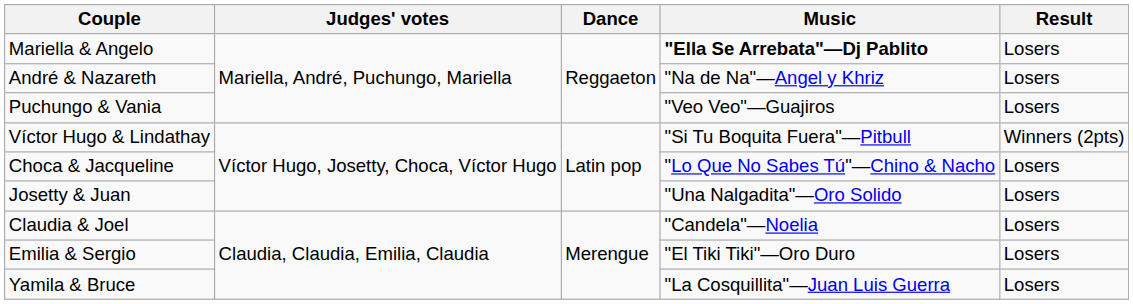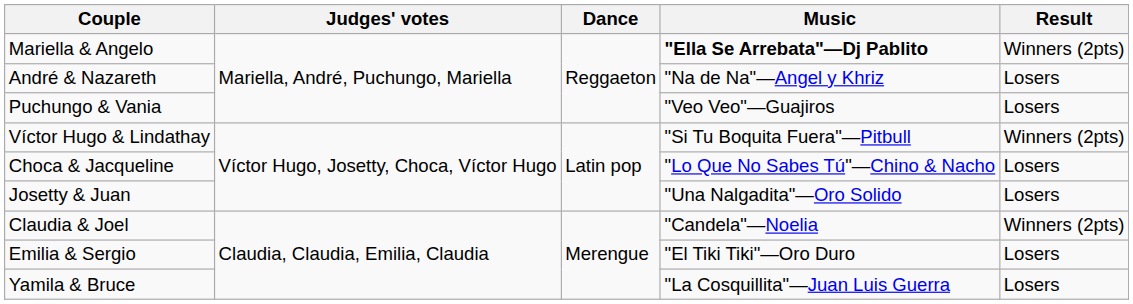(1032, 48) Losers -> (1064, 48) Winners (2pts)
(1032, 225) Losers -> (1064, 225) Winners (2pts)
